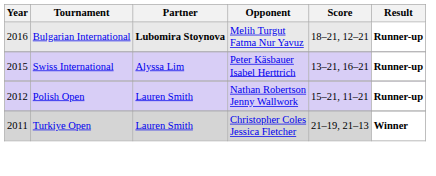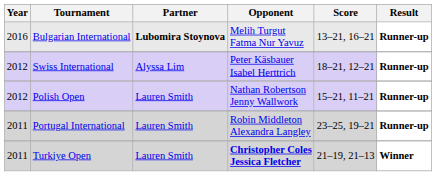(340, 37) 18–21, 12–21 -> (346, 37) 13–21, 16–21
(17, 66) 2015 -> (17, 66) 2012
(340, 66) 13–21, 16–21 -> (346, 66) 18–21, 12–21
+ row: (79, 126)
(268, 126) normal -> (271, 156) bold
